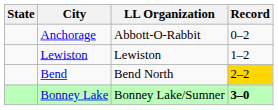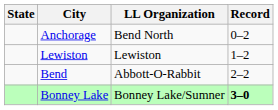(157, 34) Abbott-O-Rabbit -> (144, 34) Bend North
(144, 74) Bend North -> (157, 74) Abbott-O-Rabbit
(240, 74) gold background -> (240, 74) no background
